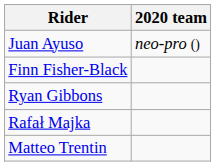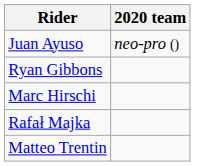- row: (68, 69)
+ row: (52, 95)
